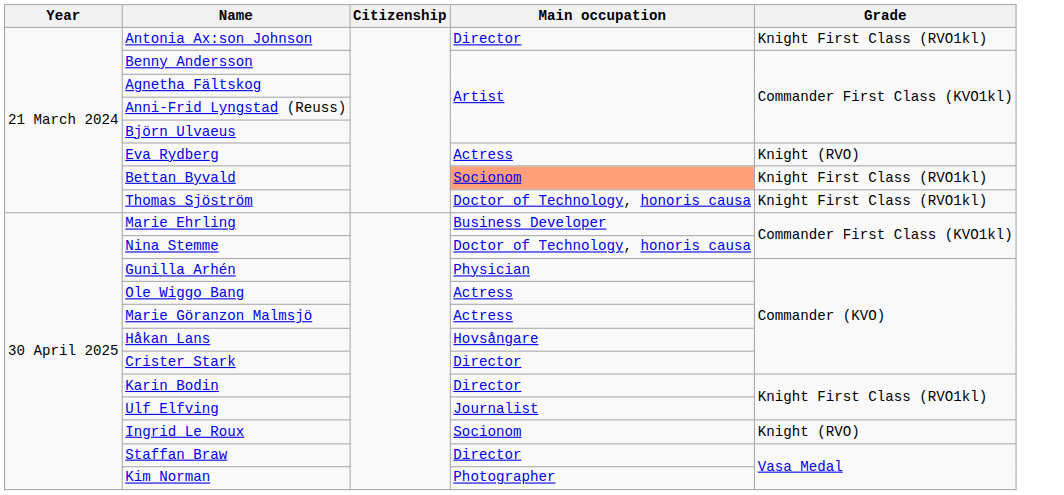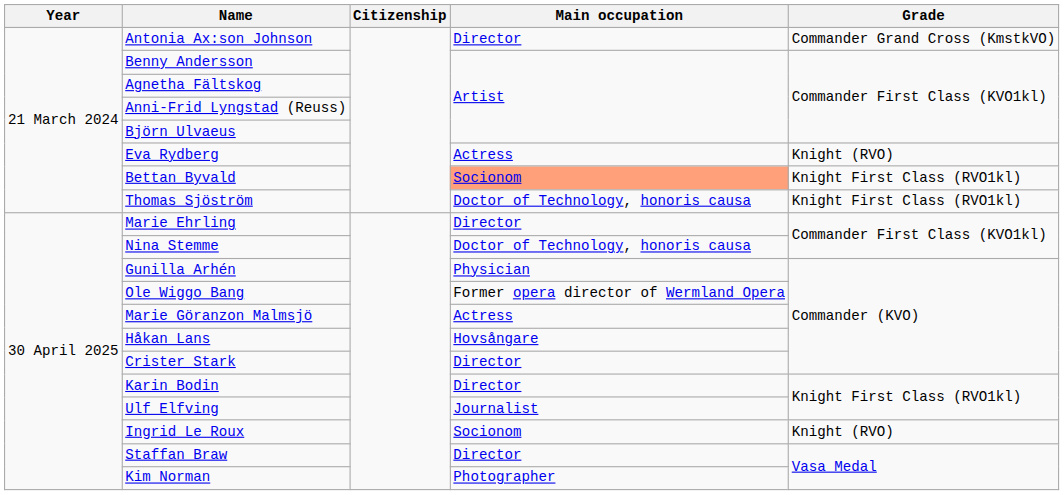(873, 39) Knight First Class (RVO1kl) -> (924, 39) Commander Grand Cross (KmstkVO)
(530, 224) Business Developer -> (487, 224) Director
(483, 293) Actress -> (619, 293) Former opera director of Wermland Opera
